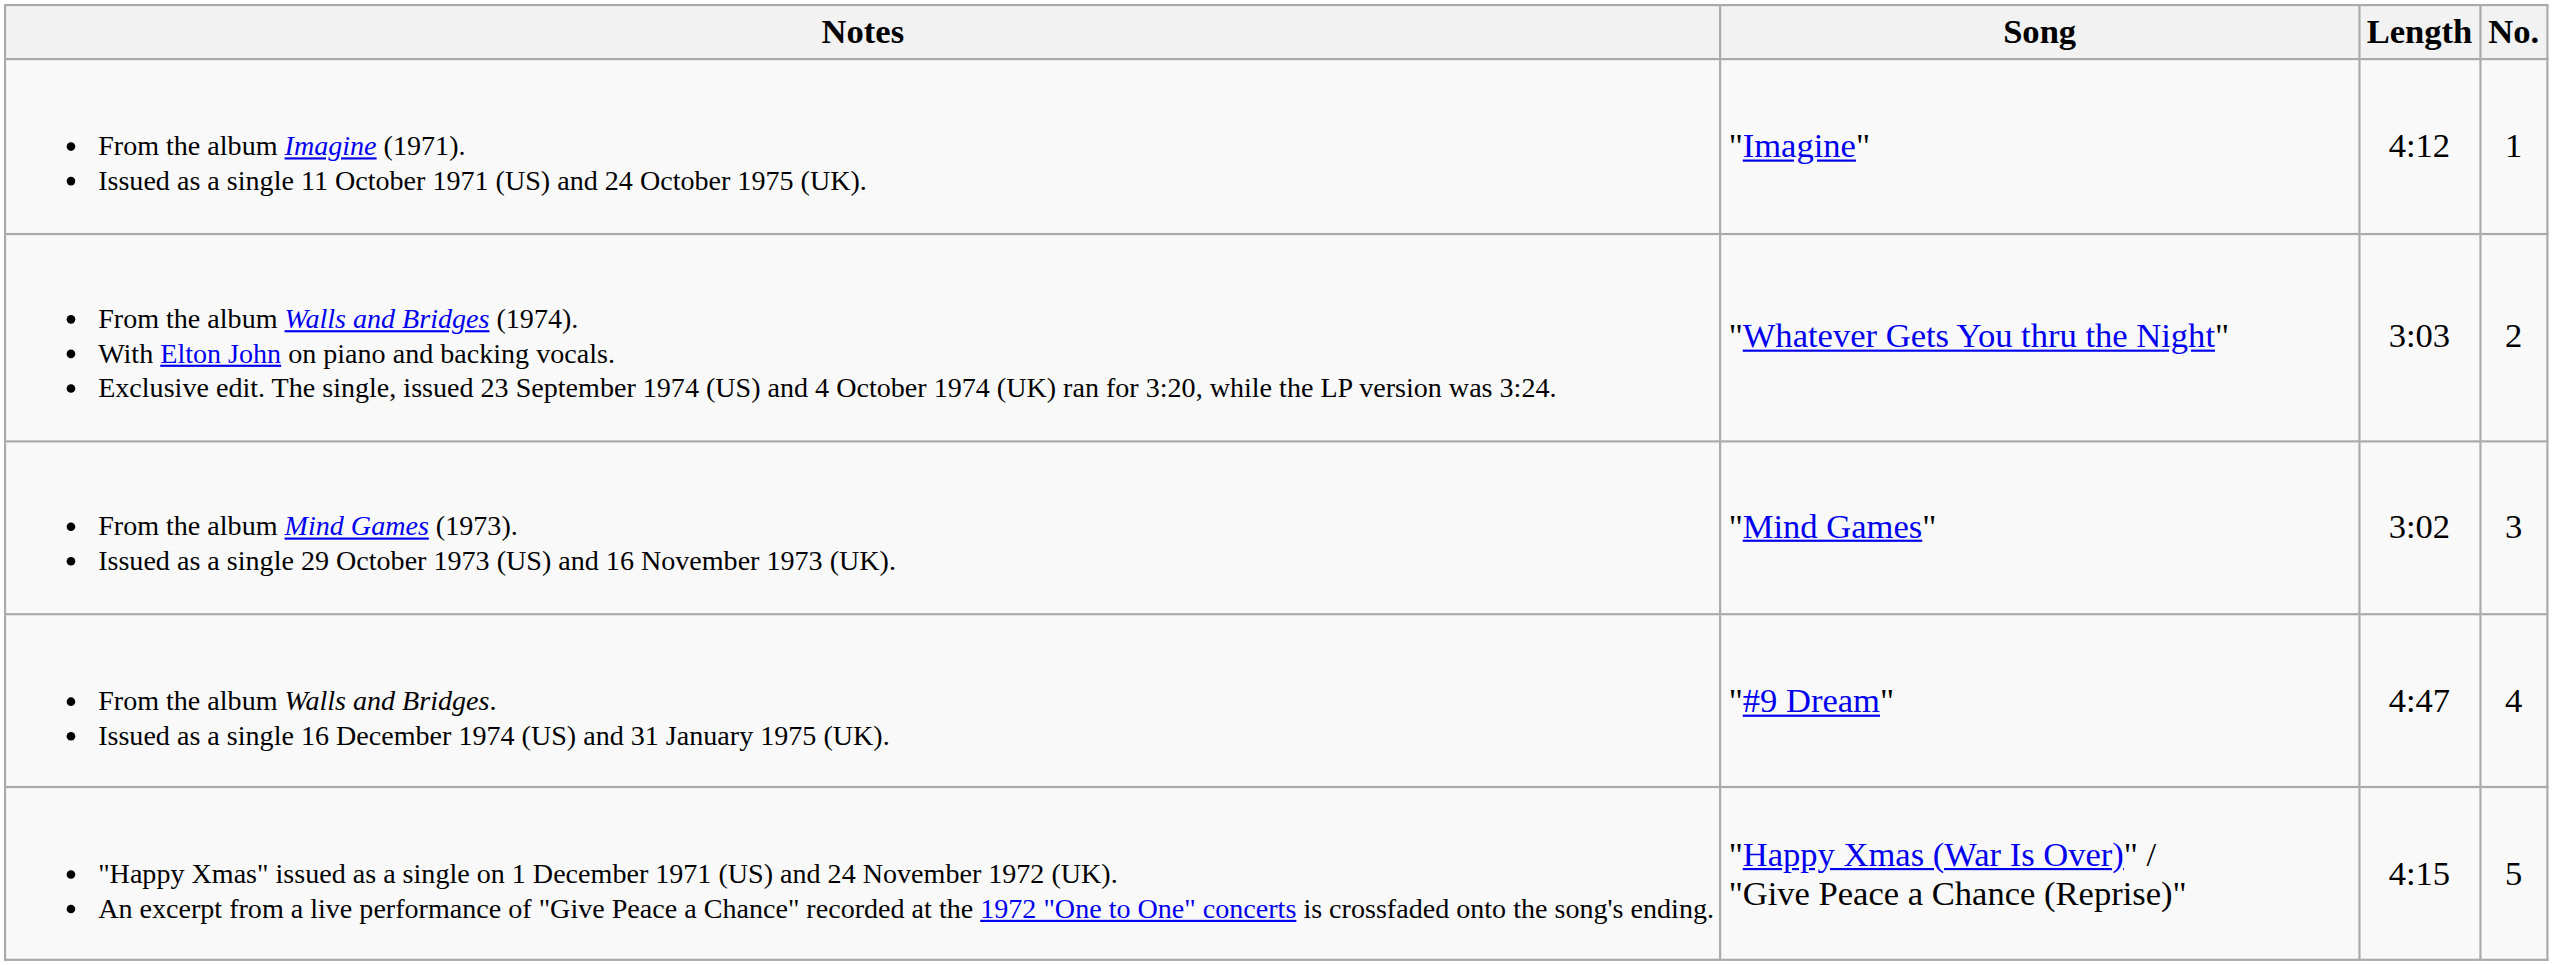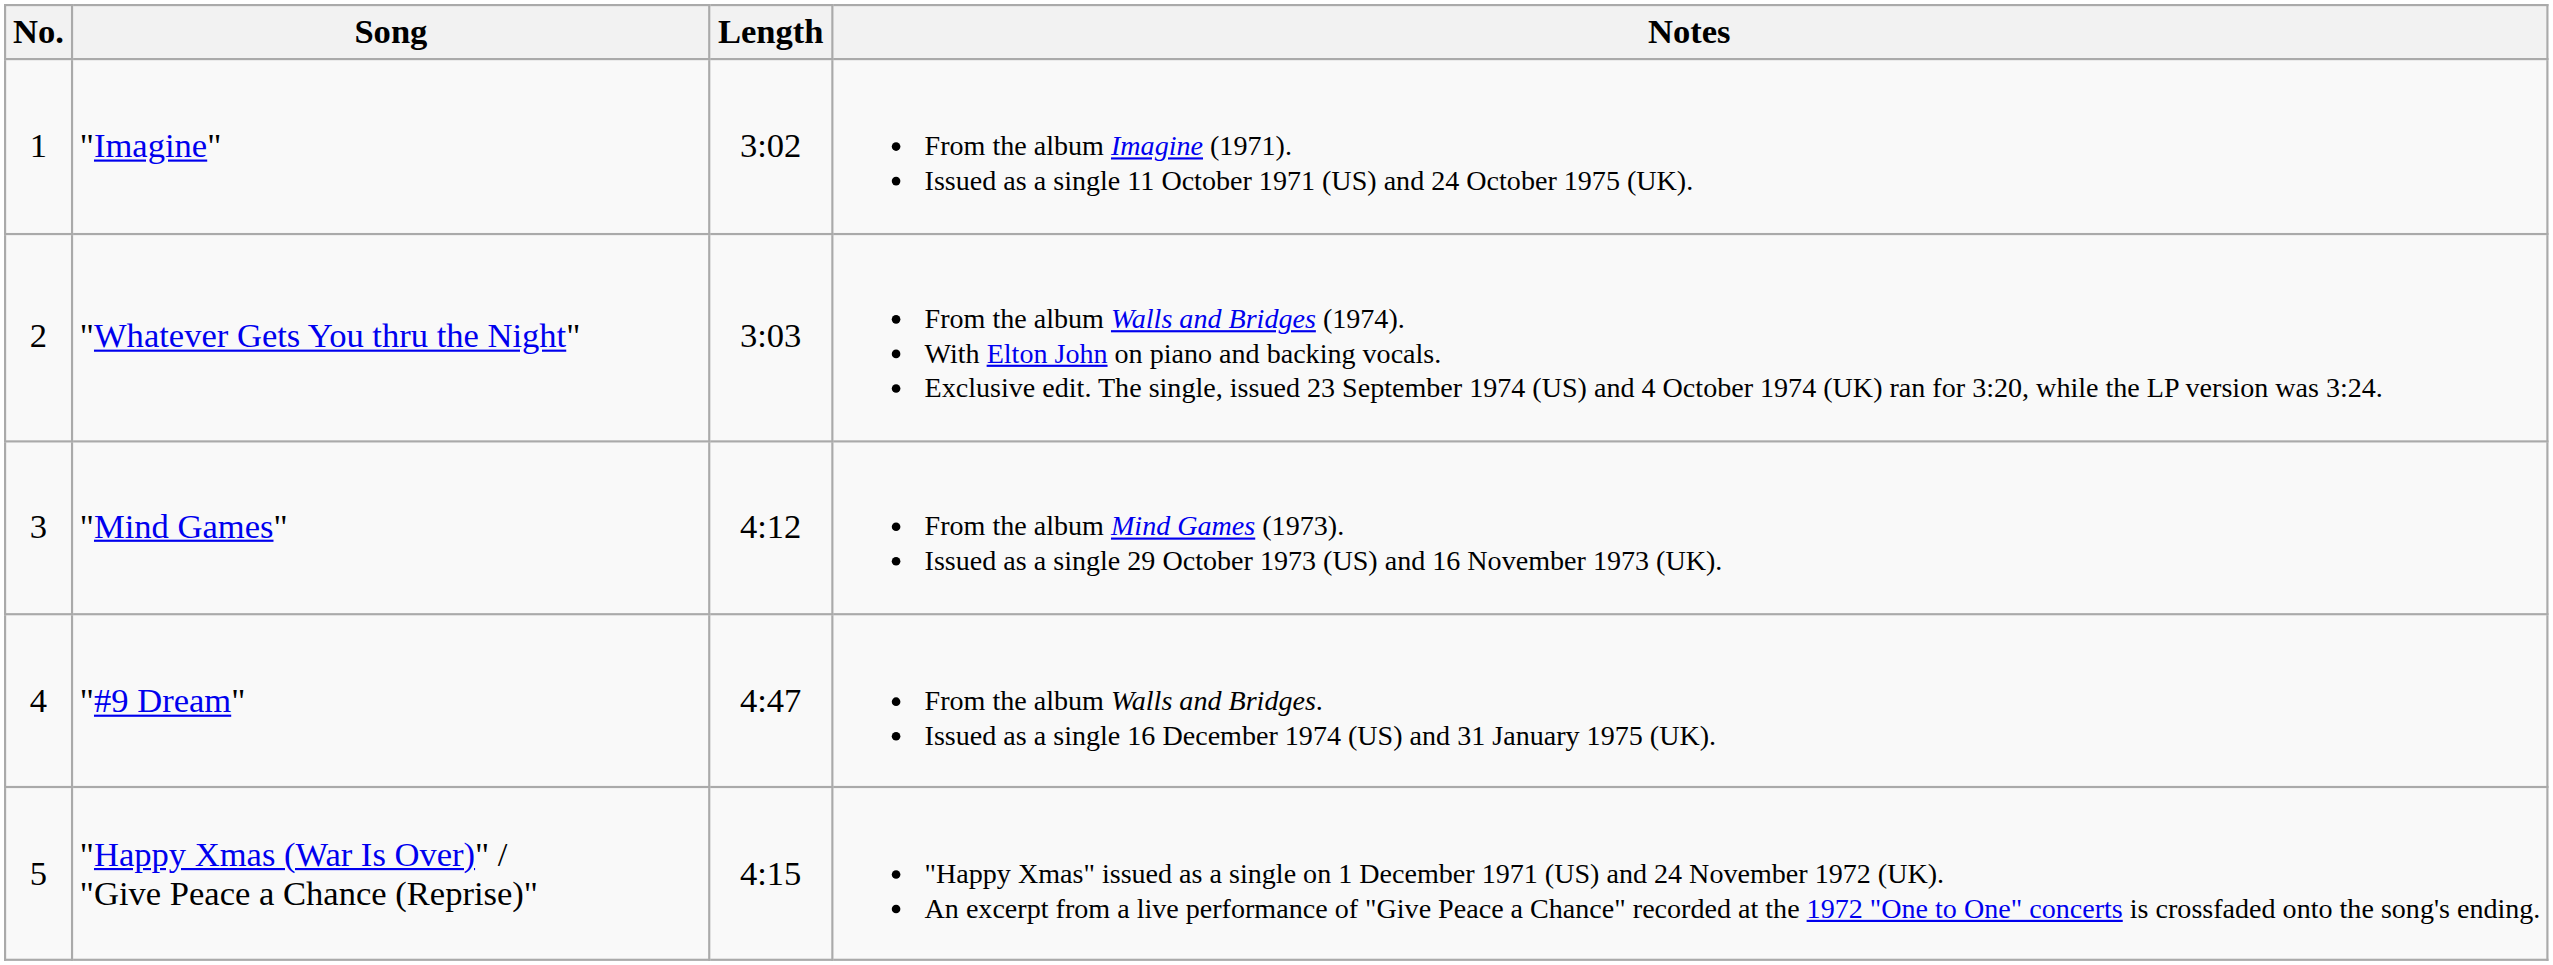columns swapped: (2514, 31) <-> (863, 31)
(2419, 145) 4:12 -> (771, 145) 3:02
(2419, 526) 3:02 -> (771, 526) 4:12
